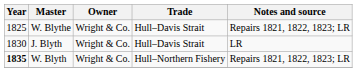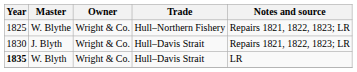(169, 28) Hull–Davis Strait -> (180, 28) Hull–Northern Fishery
(236, 43) LR -> (290, 43) Repairs 1821, 1822, 1823; LR
(180, 59) Hull–Northern Fishery -> (169, 59) Hull–Davis Strait
(290, 59) Repairs 1821, 1822, 1823; LR -> (236, 59) LR
